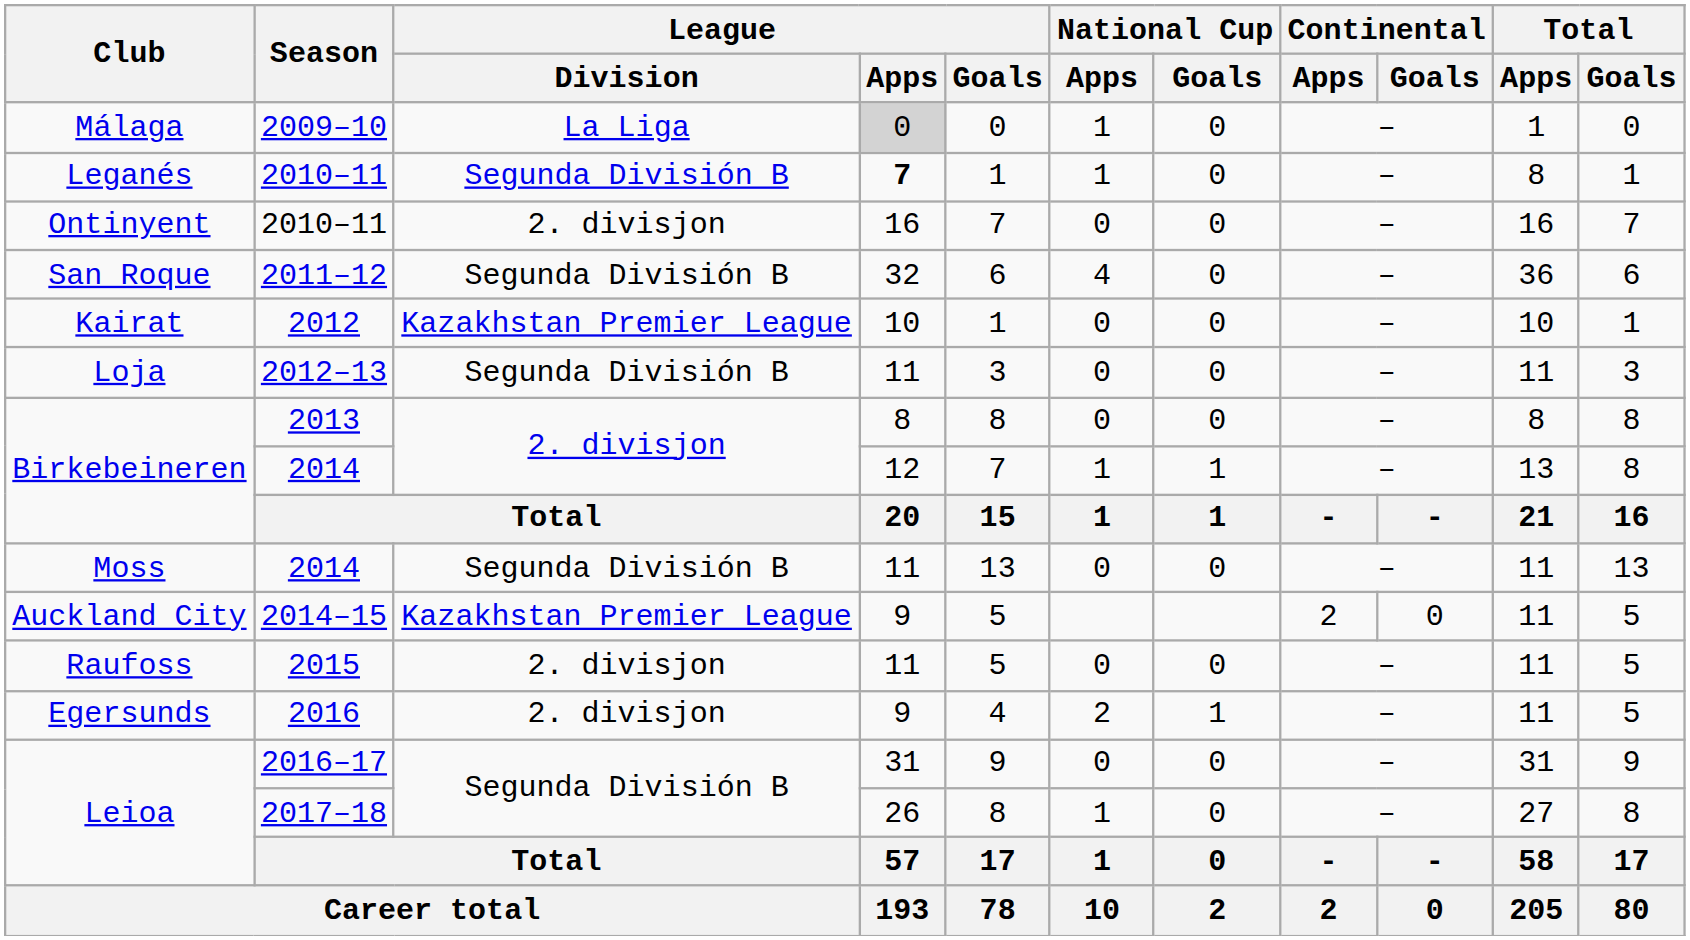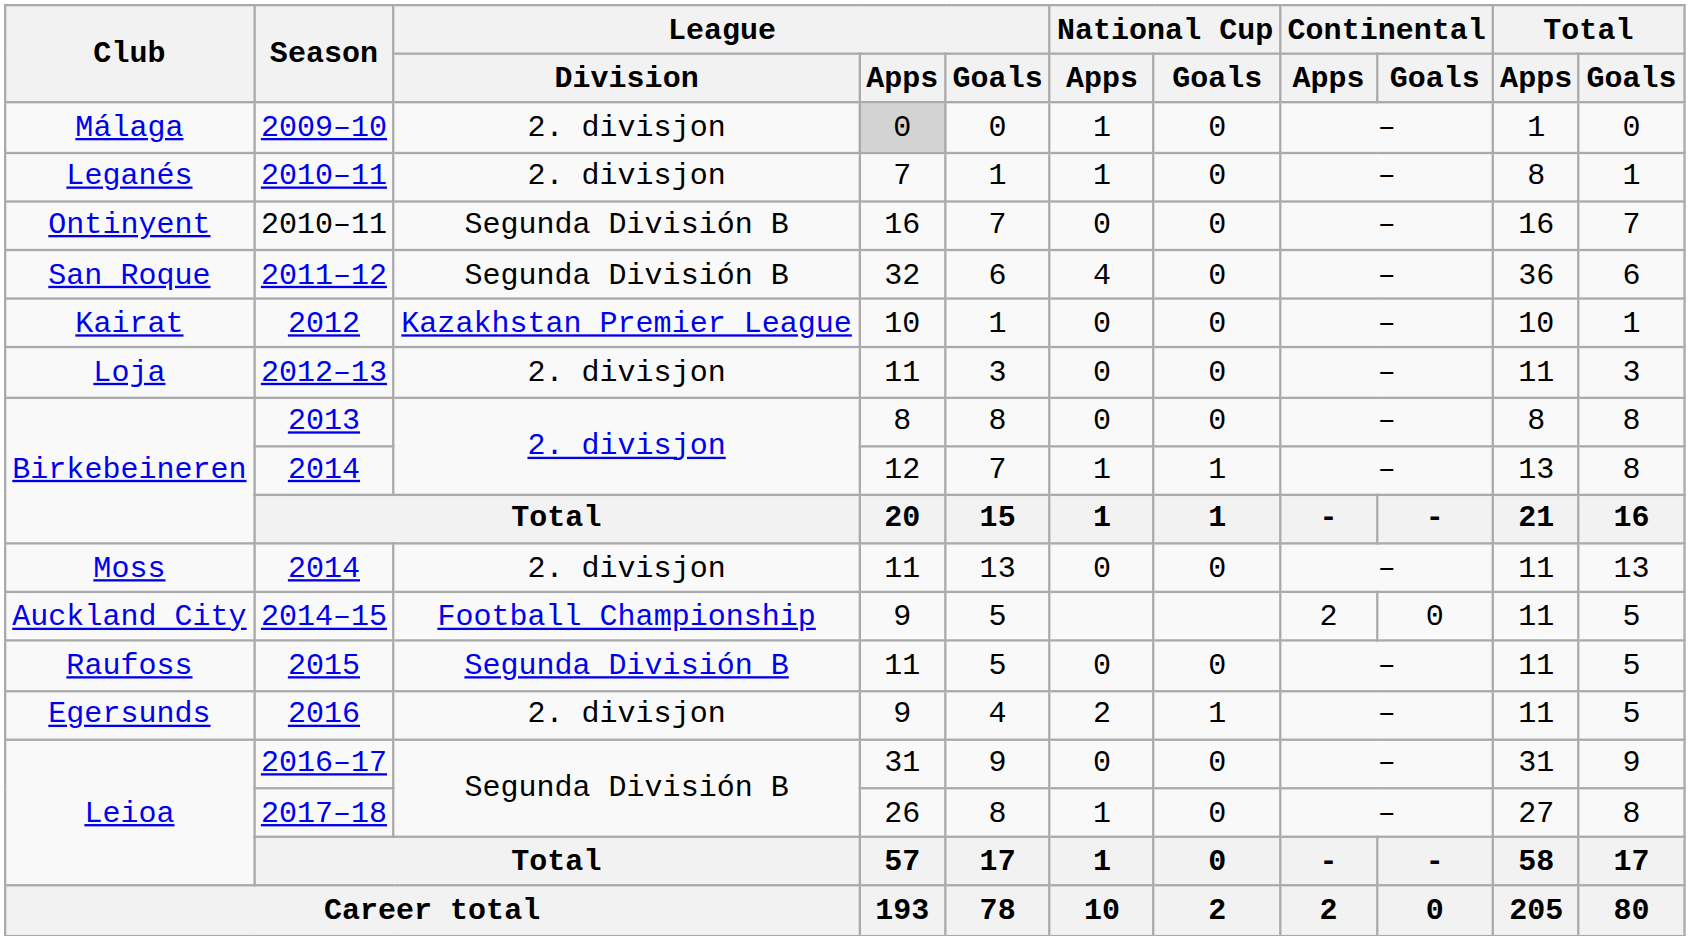(627, 128) La Liga -> (627, 128) 2. divisjon
(627, 176) Segunda División B -> (627, 176) 2. divisjon
(902, 176) bold -> (902, 176) normal
(627, 225) 2. divisjon -> (627, 225) Segunda División B
(627, 372) Segunda División B -> (627, 372) 2. divisjon
(627, 568) Segunda División B -> (627, 568) 2. divisjon
(627, 617) Kazakhstan Premier League -> (627, 617) Football Championship
(627, 666) 2. divisjon -> (627, 666) Segunda División B
